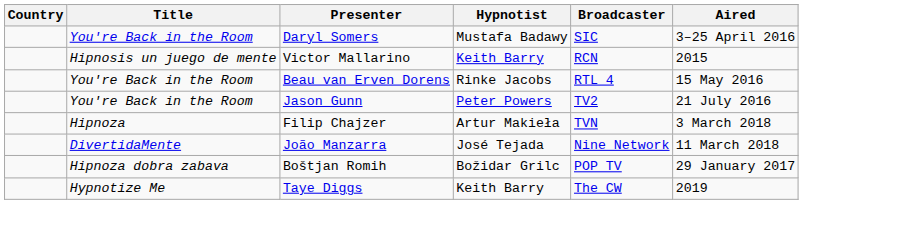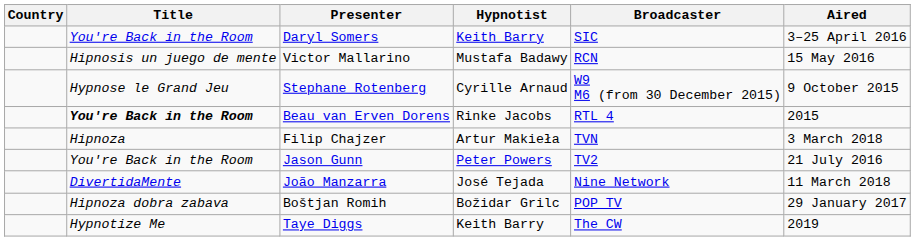(512, 37) Mustafa Badawy -> (500, 37) Keith Barry
(500, 59) Keith Barry -> (512, 59) Mustafa Badawy
(692, 59) 2015 -> (831, 59) 15 May 2016
+ row: (355, 88)
(161, 80) normal -> (161, 117) bold
(720, 80) 15 May 2016 -> (803, 117) 2015
rows swapped: (323, 102) <-> (335, 123)
